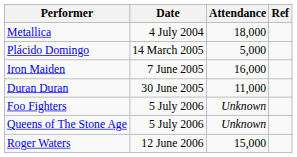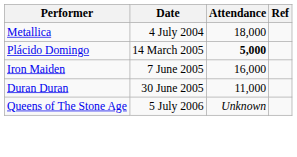(253, 50) normal -> (253, 50) bold
- row: (37, 106)
- row: (39, 143)
